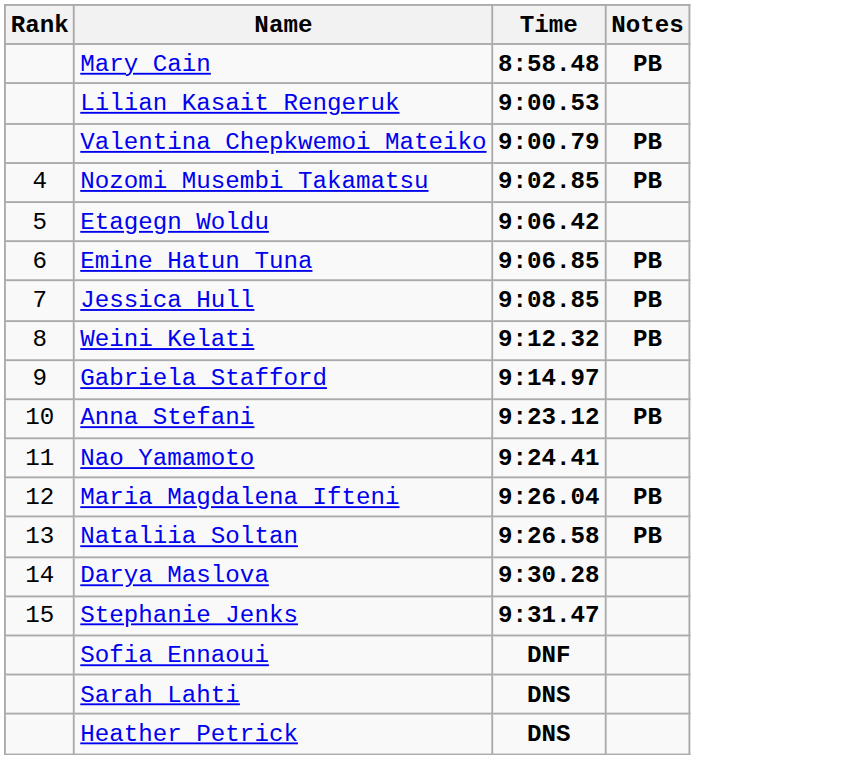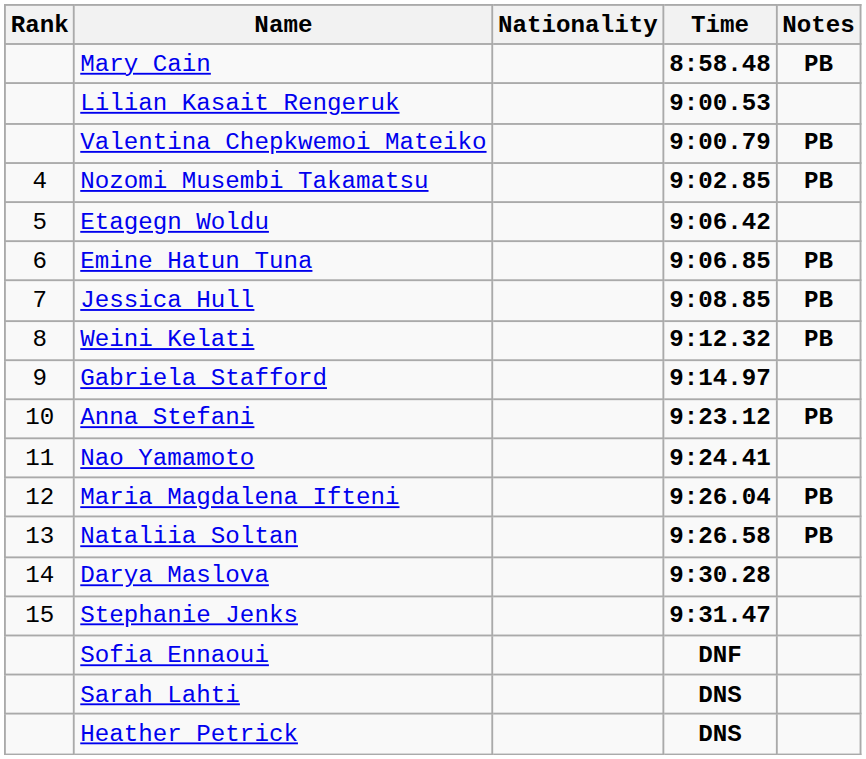+ column: (578, 25)
